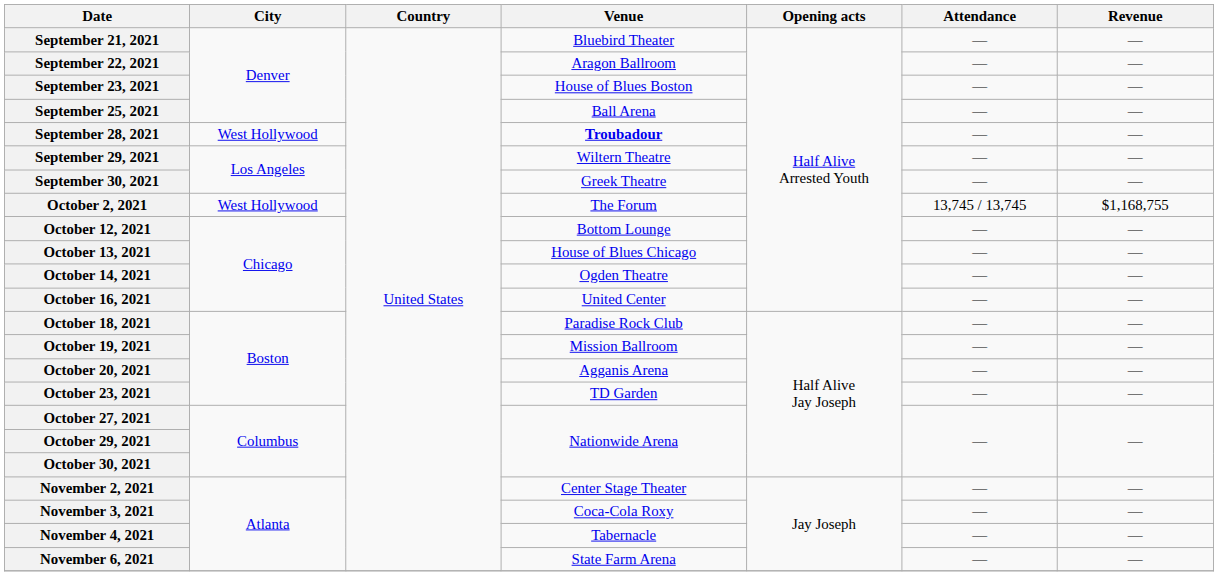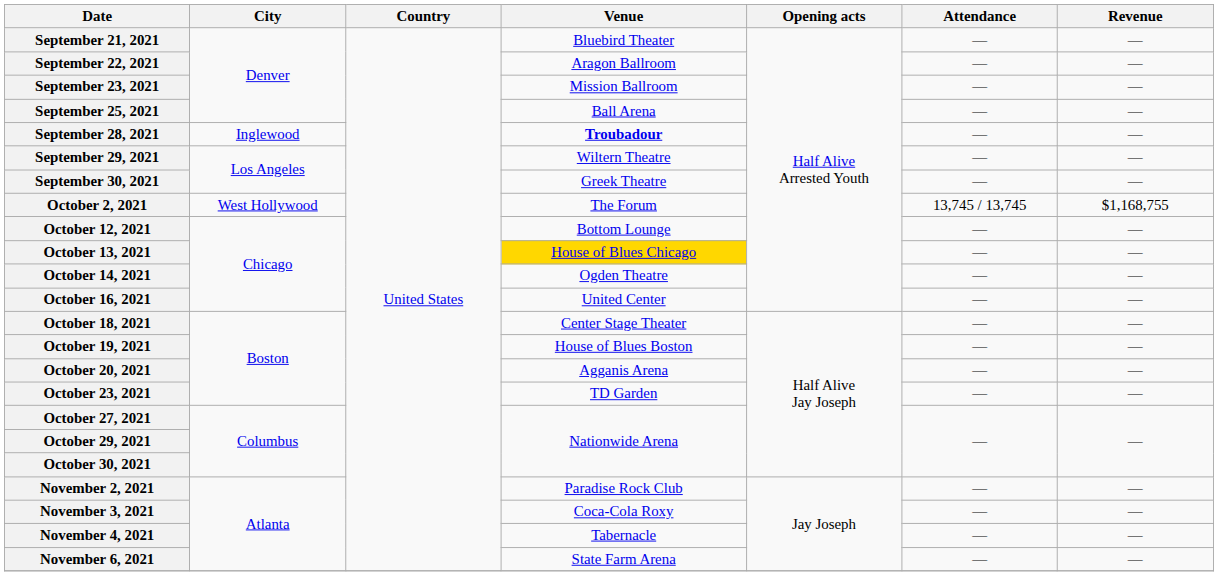(624, 87) House of Blues Boston -> (624, 87) Mission Ballroom
(268, 134) West Hollywood -> (268, 134) Inglewood
(624, 252) no background -> (624, 252) gold background
(624, 323) Paradise Rock Club -> (624, 323) Center Stage Theater
(624, 346) Mission Ballroom -> (624, 346) House of Blues Boston
(624, 488) Center Stage Theater -> (624, 488) Paradise Rock Club
